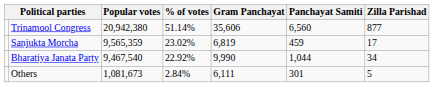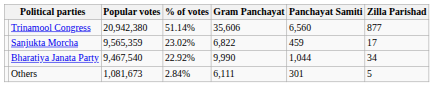(224, 43) 6,819 -> (224, 43) 6,822
